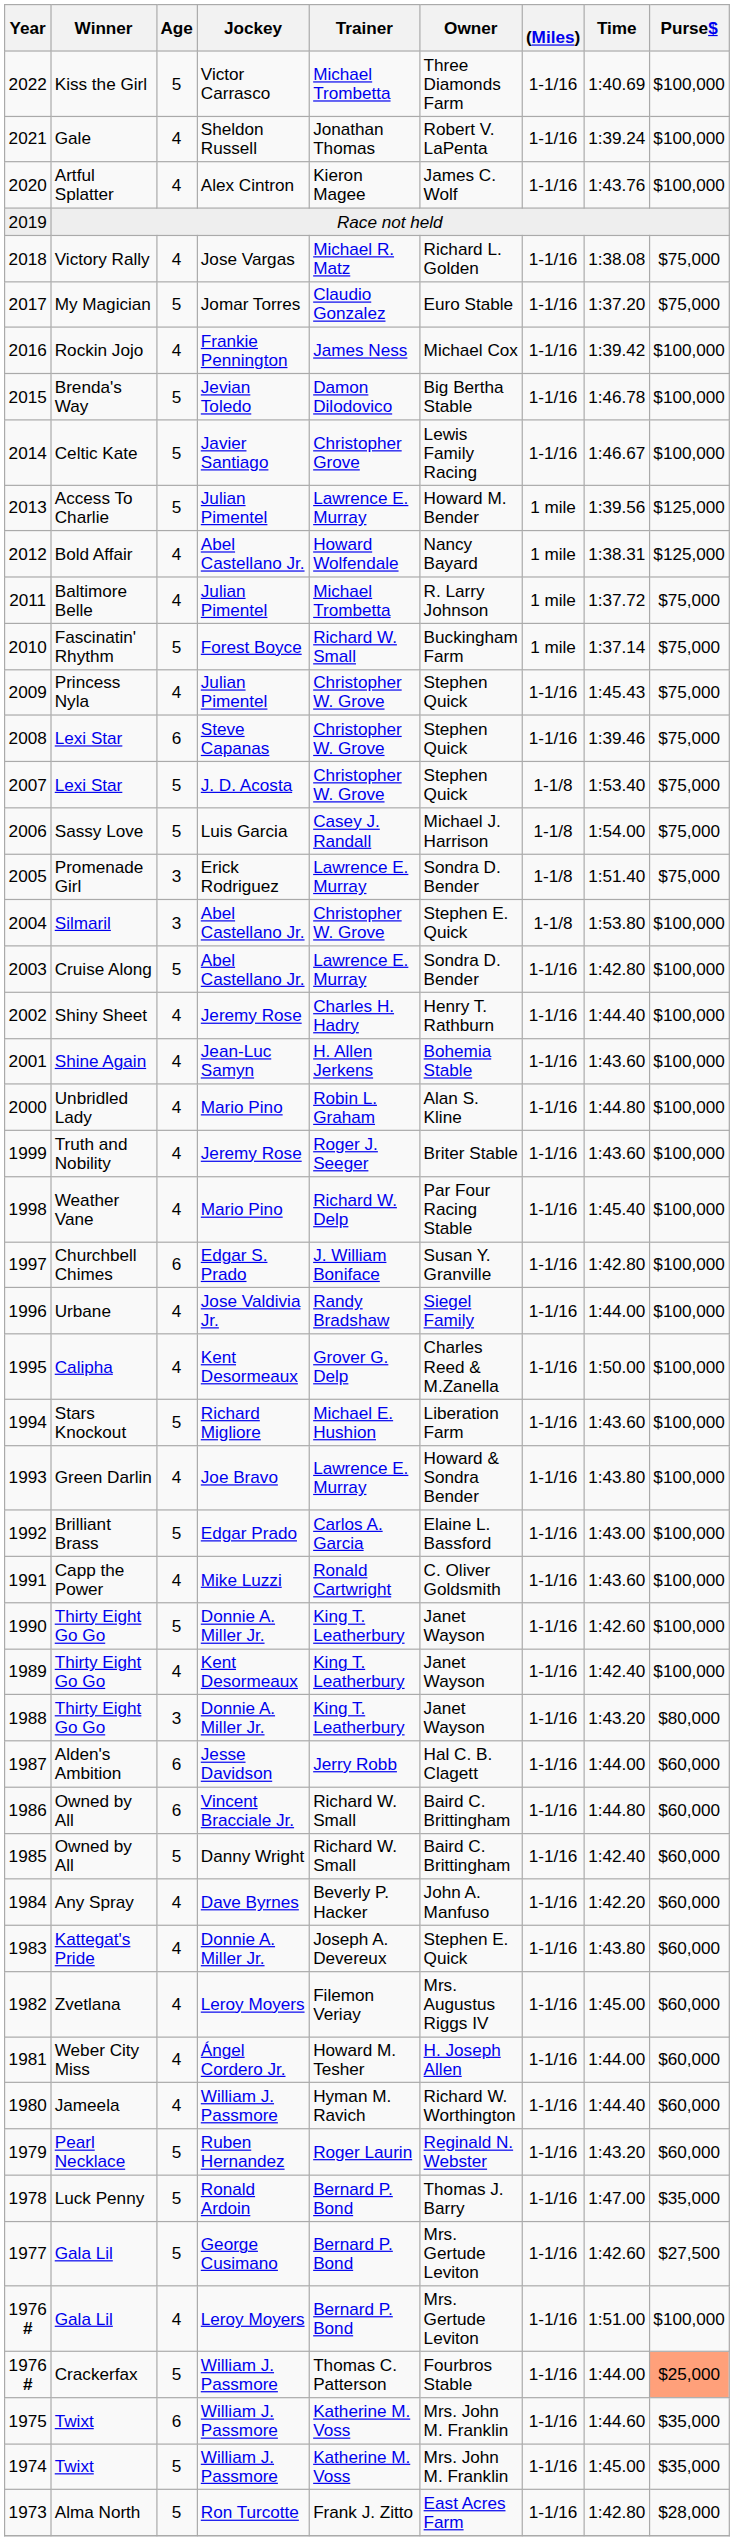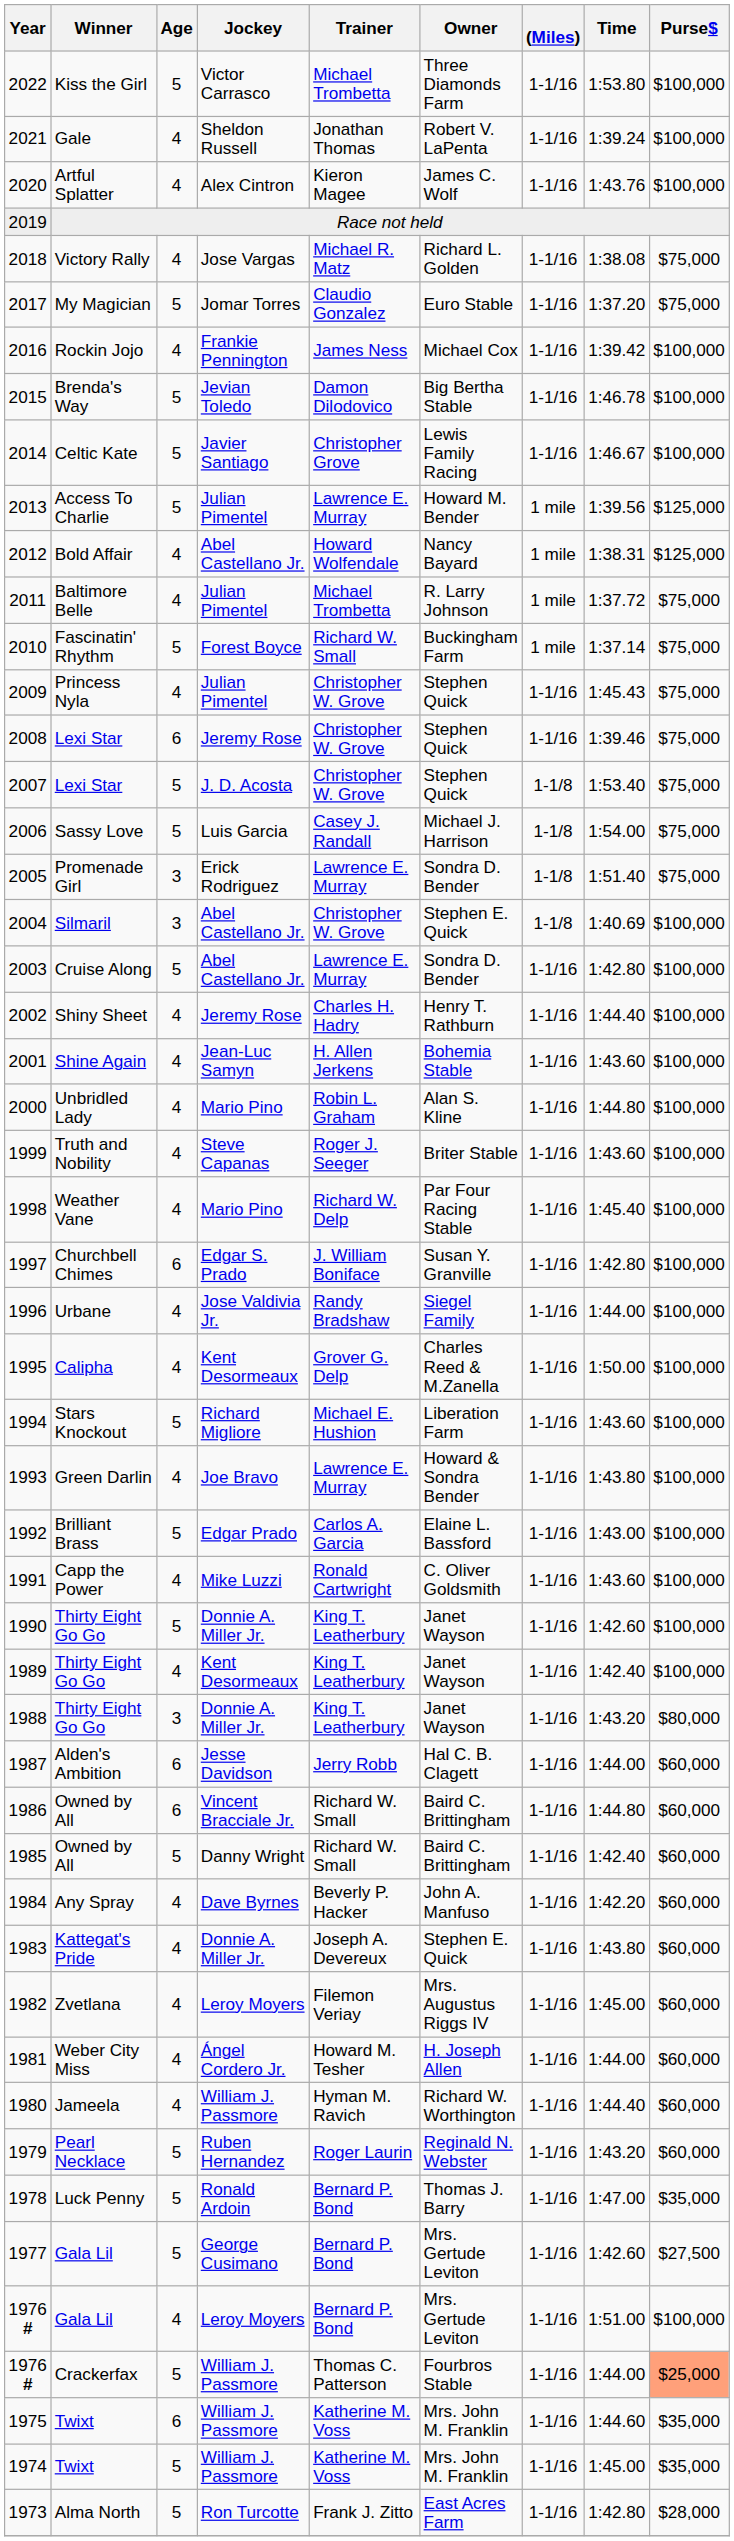(617, 84) 1:40.69 -> (617, 84) 1:53.80
(235, 739) Steve Capanas -> (251, 739) Jeremy Rose
(617, 923) 1:53.80 -> (617, 923) 1:40.69
(251, 1154) Jeremy Rose -> (235, 1154) Steve Capanas
